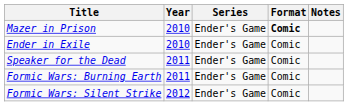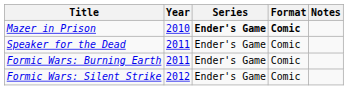(230, 29) normal -> (230, 29) bold
- row: (48, 45)
